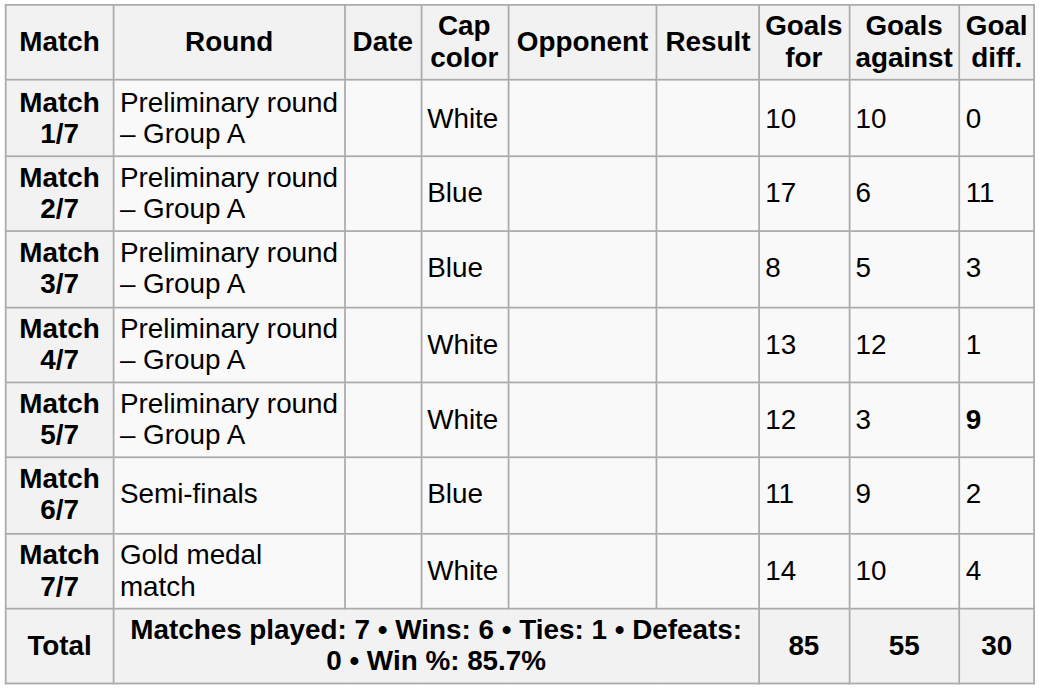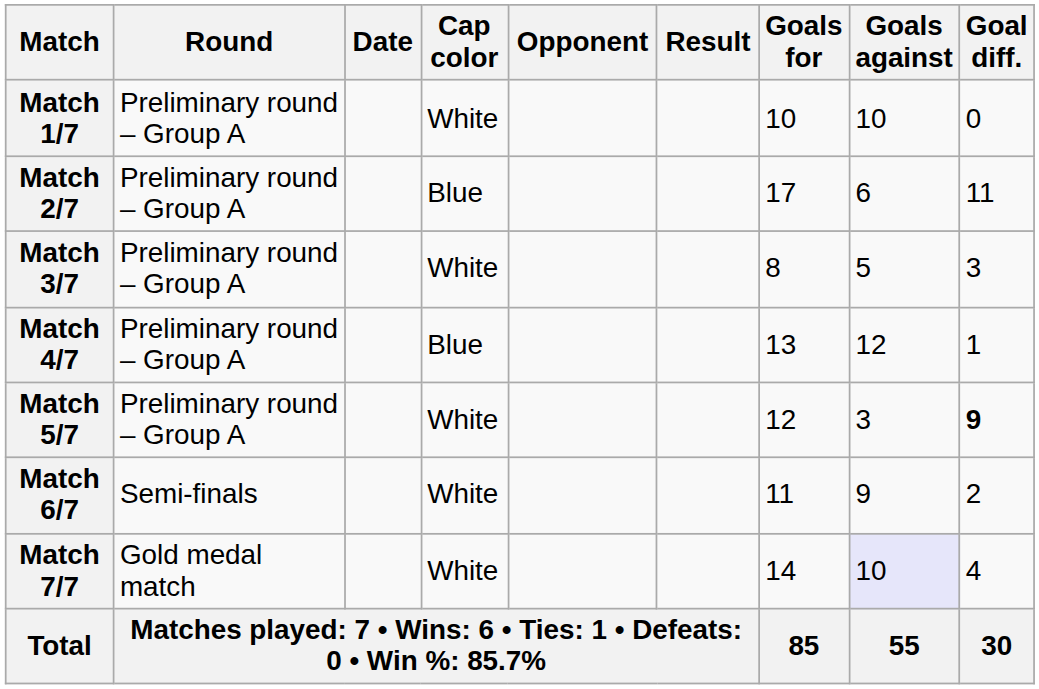(455, 268) Blue -> (463, 268) White
(463, 344) White -> (455, 344) Blue
(455, 495) Blue -> (463, 495) White
(871, 570) no background -> (871, 570) lavender background
